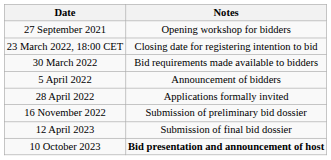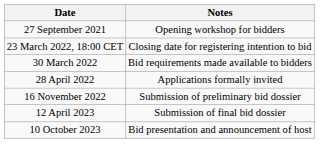- row: (65, 79)
(226, 146) bold -> (220, 130) normal
